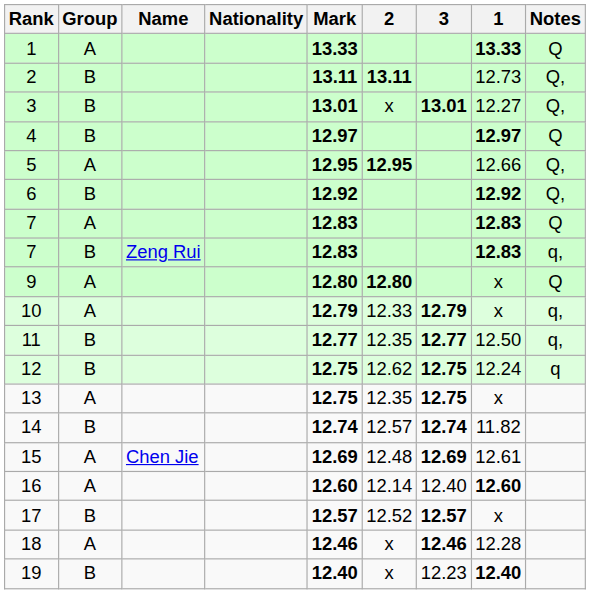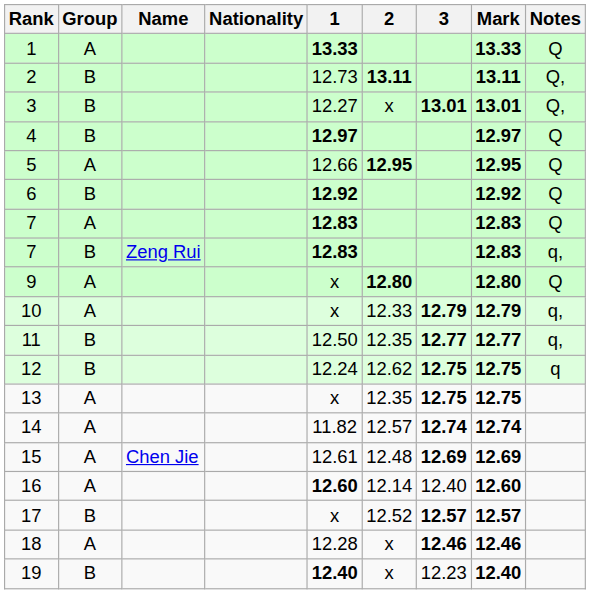columns swapped: (498, 19) <-> (335, 19)
(555, 164) Q, -> (555, 164) Q
(555, 194) Q, -> (555, 194) Q
(90, 427) B -> (90, 427) A
